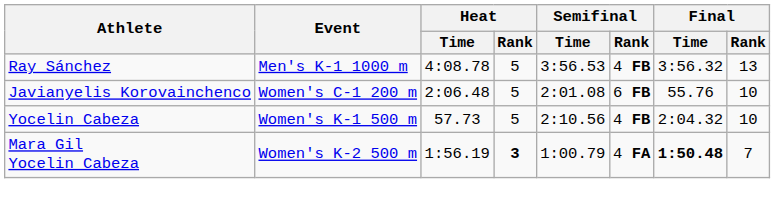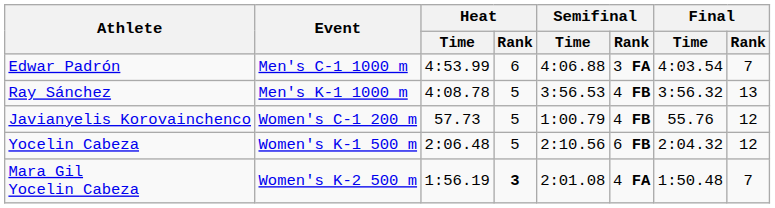+ row: (64, 67)
(457, 93) 2:06.48 -> (457, 119) 57.73
(573, 93) 2:01.08 -> (573, 119) 1:00.79
(632, 93) 6 FB -> (632, 119) 4 FB
(748, 93) 10 -> (748, 119) 12
(457, 119) 57.73 -> (457, 145) 2:06.48
(632, 119) 4 FB -> (632, 145) 6 FB
(748, 119) 10 -> (748, 145) 12
(573, 154) 1:00.79 -> (573, 181) 2:01.08
(690, 154) bold -> (690, 181) normal
